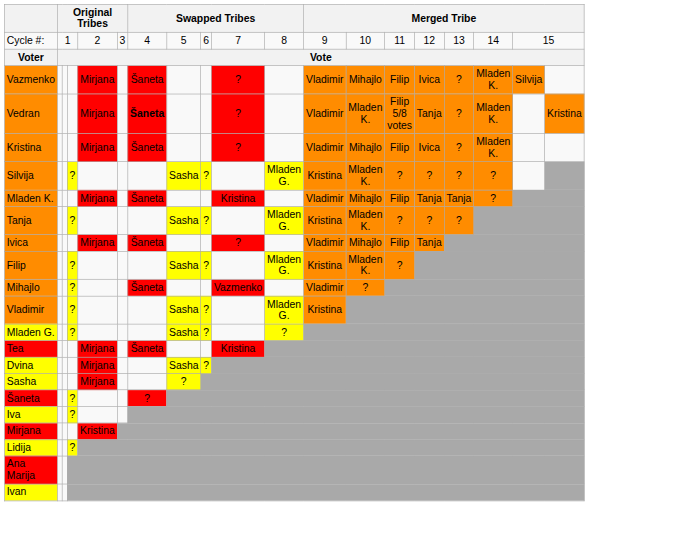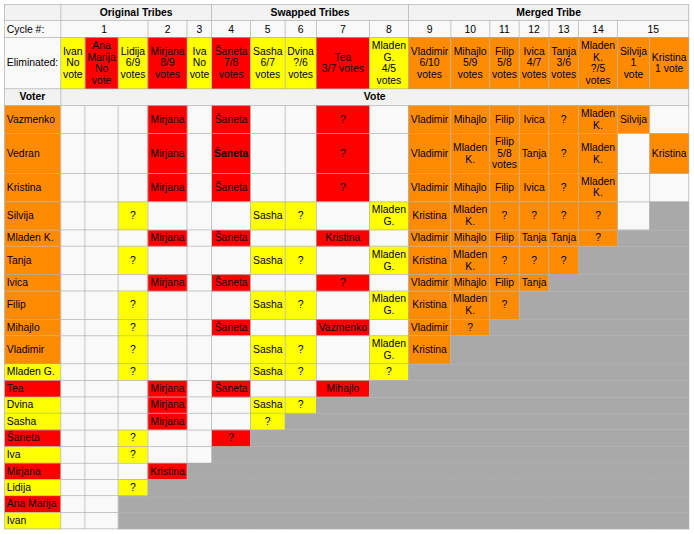+ row: (32, 63)
(238, 348) Kristina -> (343, 388) Mihajlo
